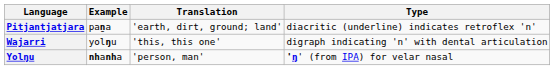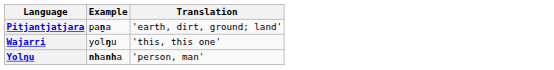- column: (417, 12)
